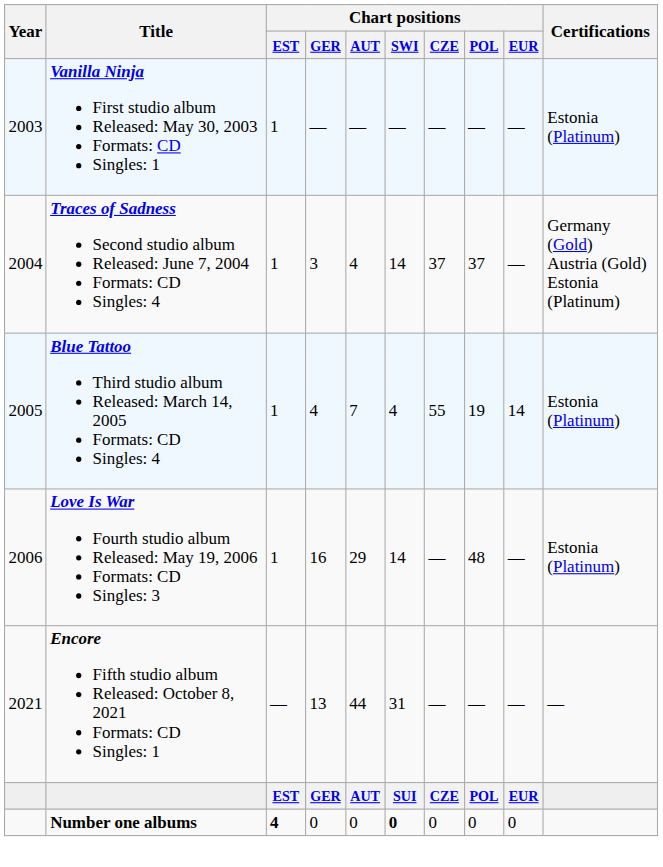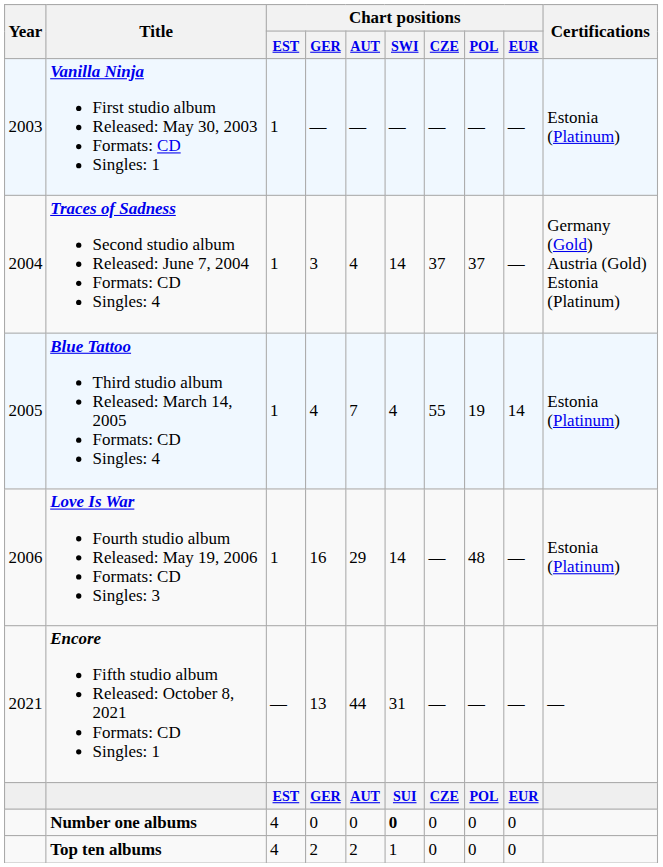(274, 822) bold -> (274, 822) normal
+ row: (106, 849)
